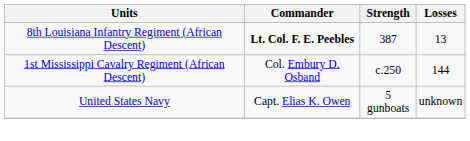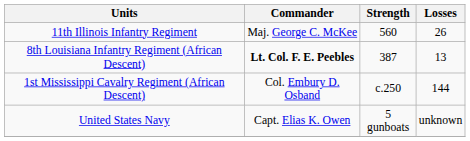+ row: (124, 32)
